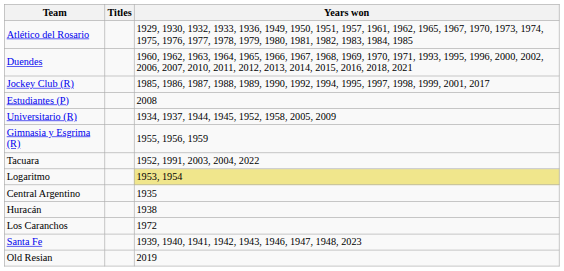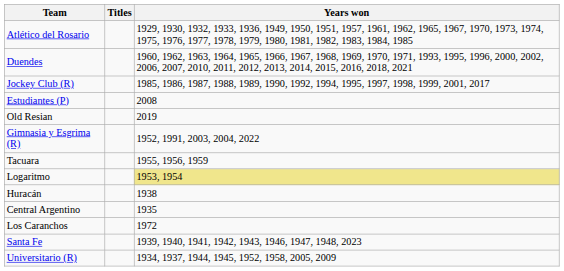rows swapped: (42, 116) <-> (30, 258)
(172, 138) 1955, 1956, 1959 -> (198, 138) 1952, 1991, 2003, 2004, 2022
(198, 160) 1952, 1991, 2003, 2004, 2022 -> (172, 160) 1955, 1956, 1959
rows swapped: (43, 193) <-> (24, 209)
